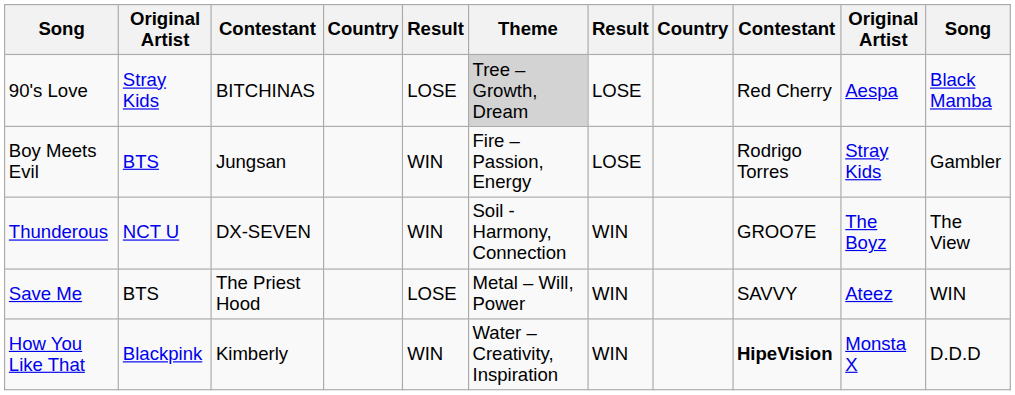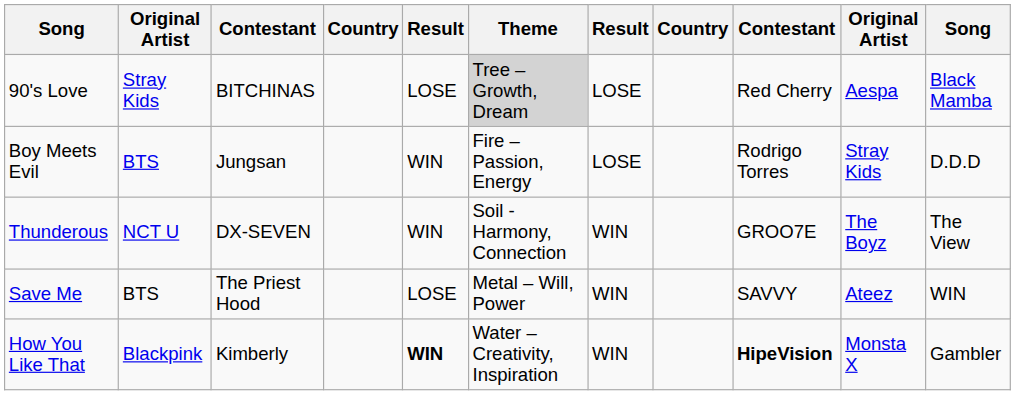(966, 161) Gambler -> (955, 161) D.D.D
(425, 354) normal -> (425, 354) bold
(955, 354) D.D.D -> (966, 354) Gambler
